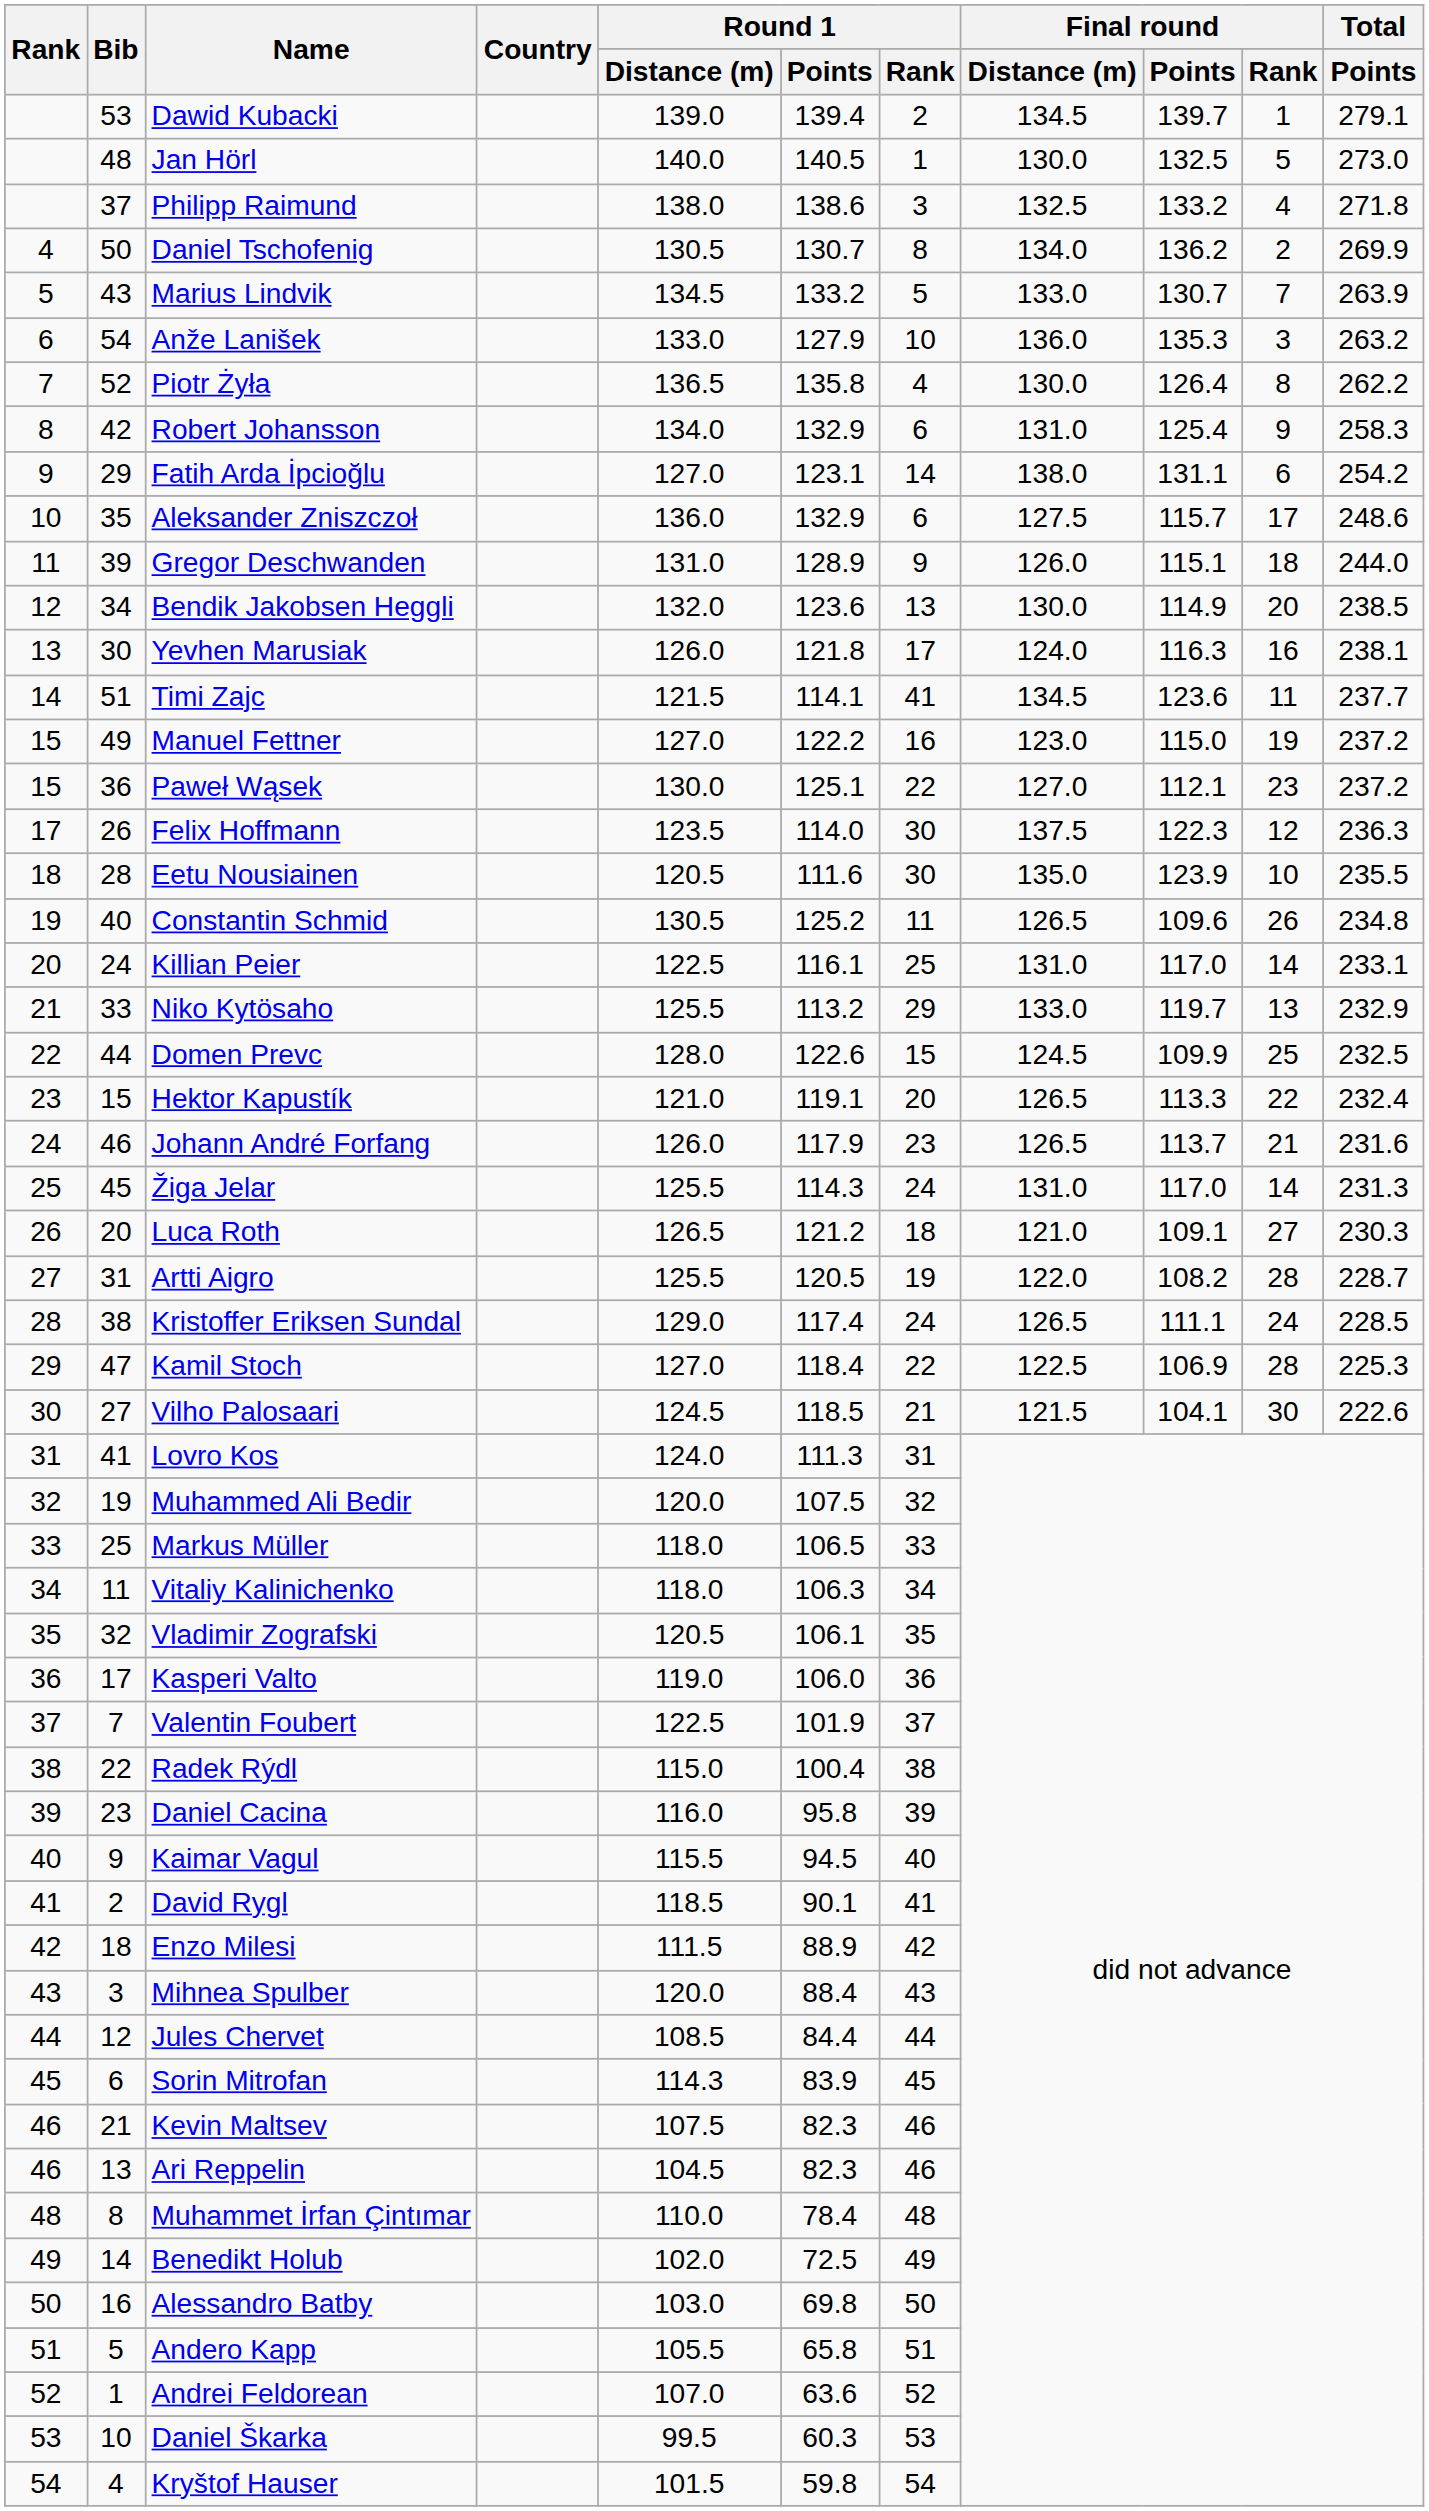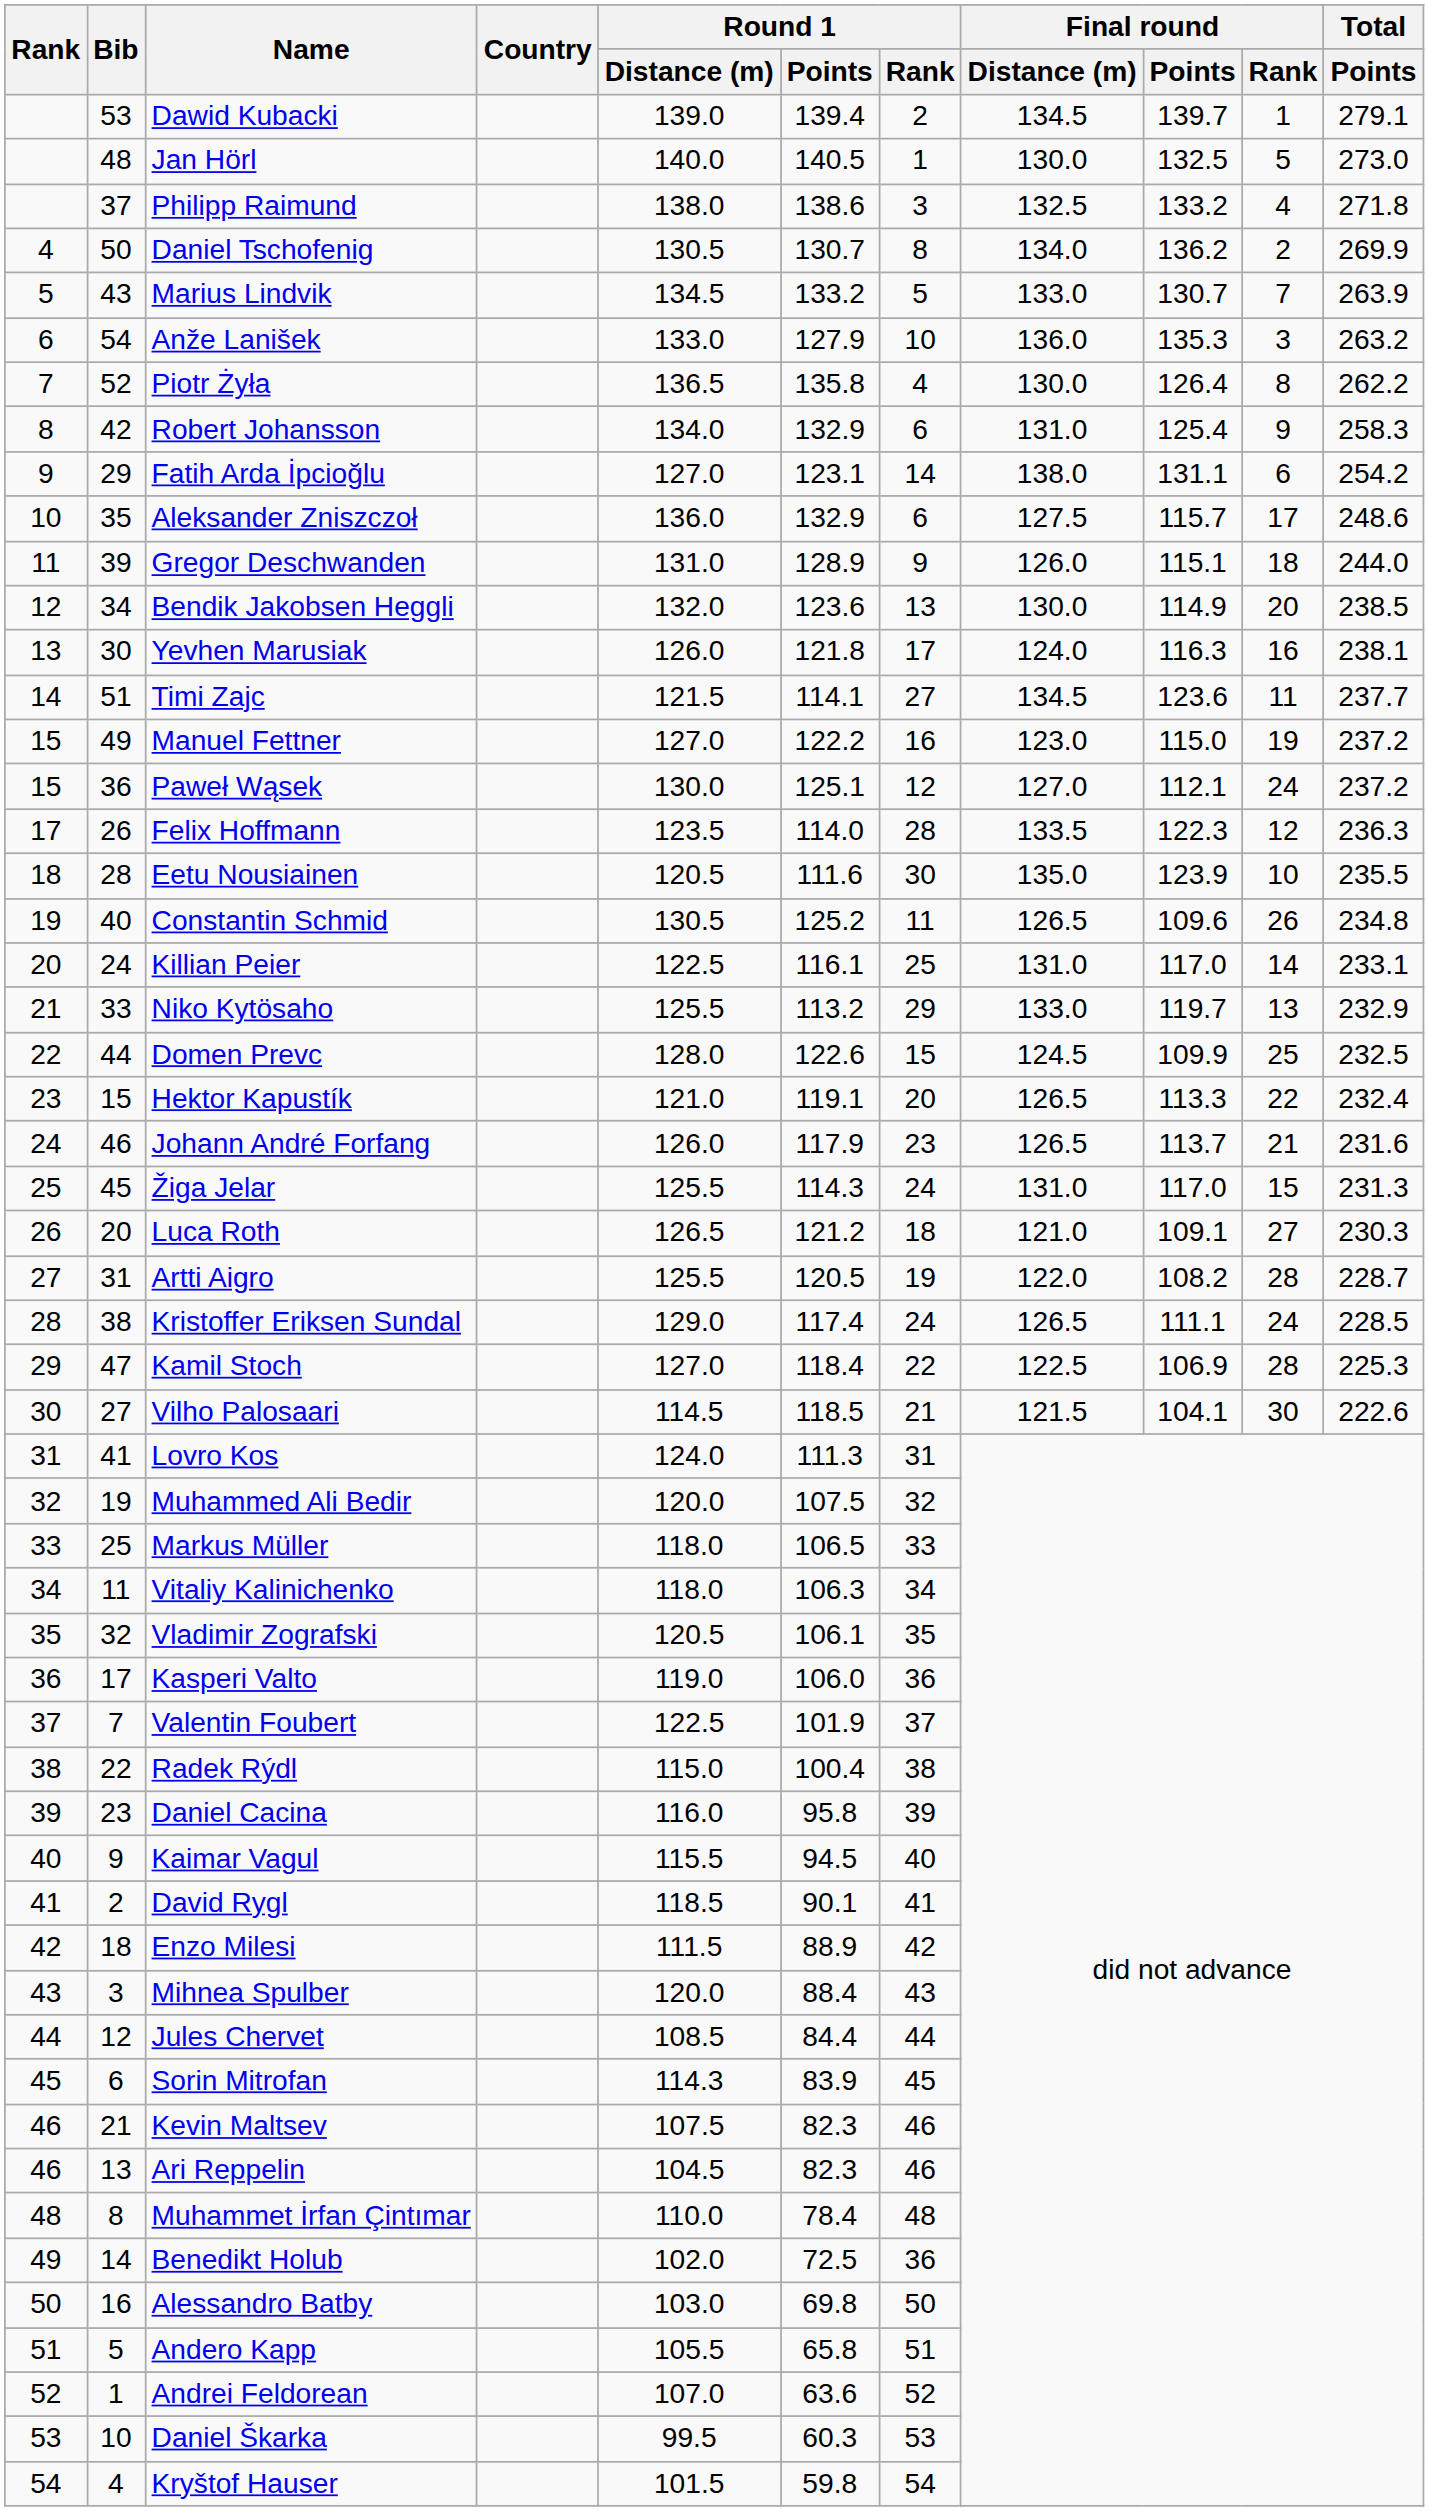(920, 696) 41 -> (920, 696) 27
(920, 786) 22 -> (920, 786) 12
(1283, 786) 23 -> (1283, 786) 24
(920, 830) 30 -> (920, 830) 28
(1052, 830) 137.5 -> (1052, 830) 133.5
(1283, 1187) 14 -> (1283, 1187) 15
(689, 1411) 124.5 -> (689, 1411) 114.5
(920, 2259) 49 -> (920, 2259) 36
